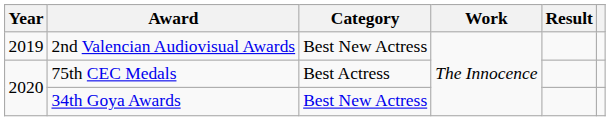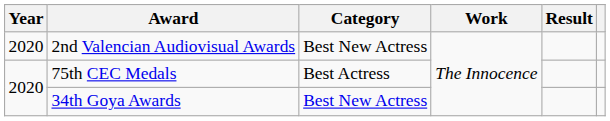(26, 45) 2019 -> (26, 45) 2020
